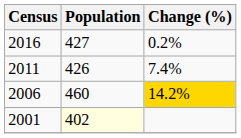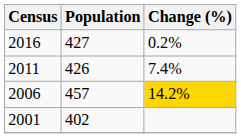(77, 94) 460 -> (77, 94) 457
(77, 119) lightyellow background -> (77, 119) no background
